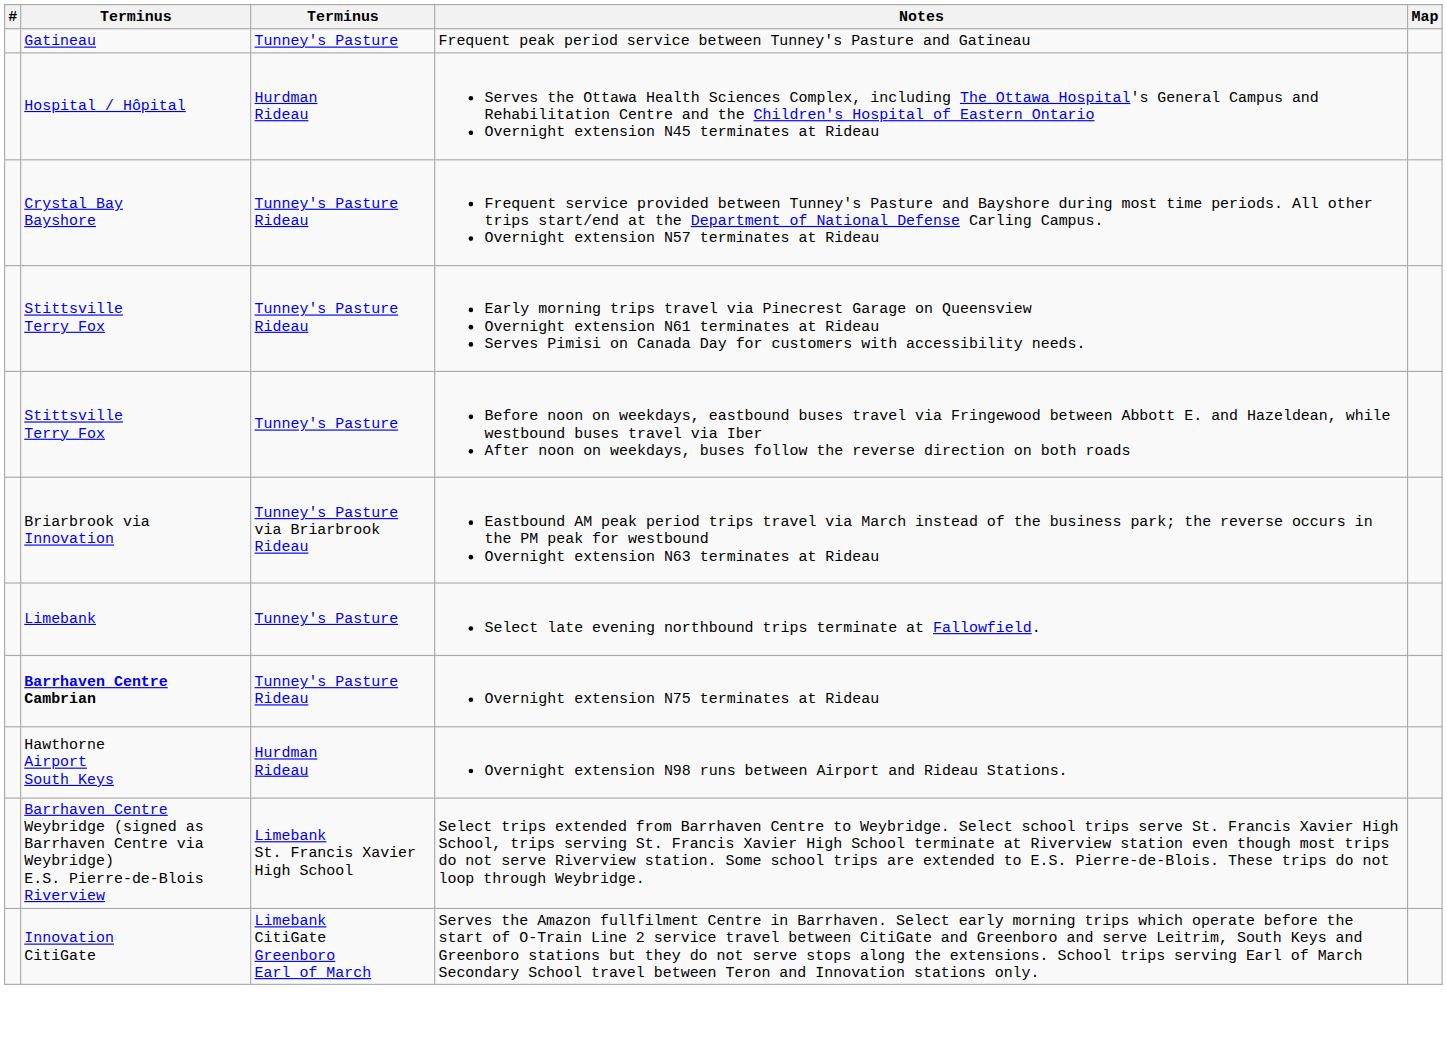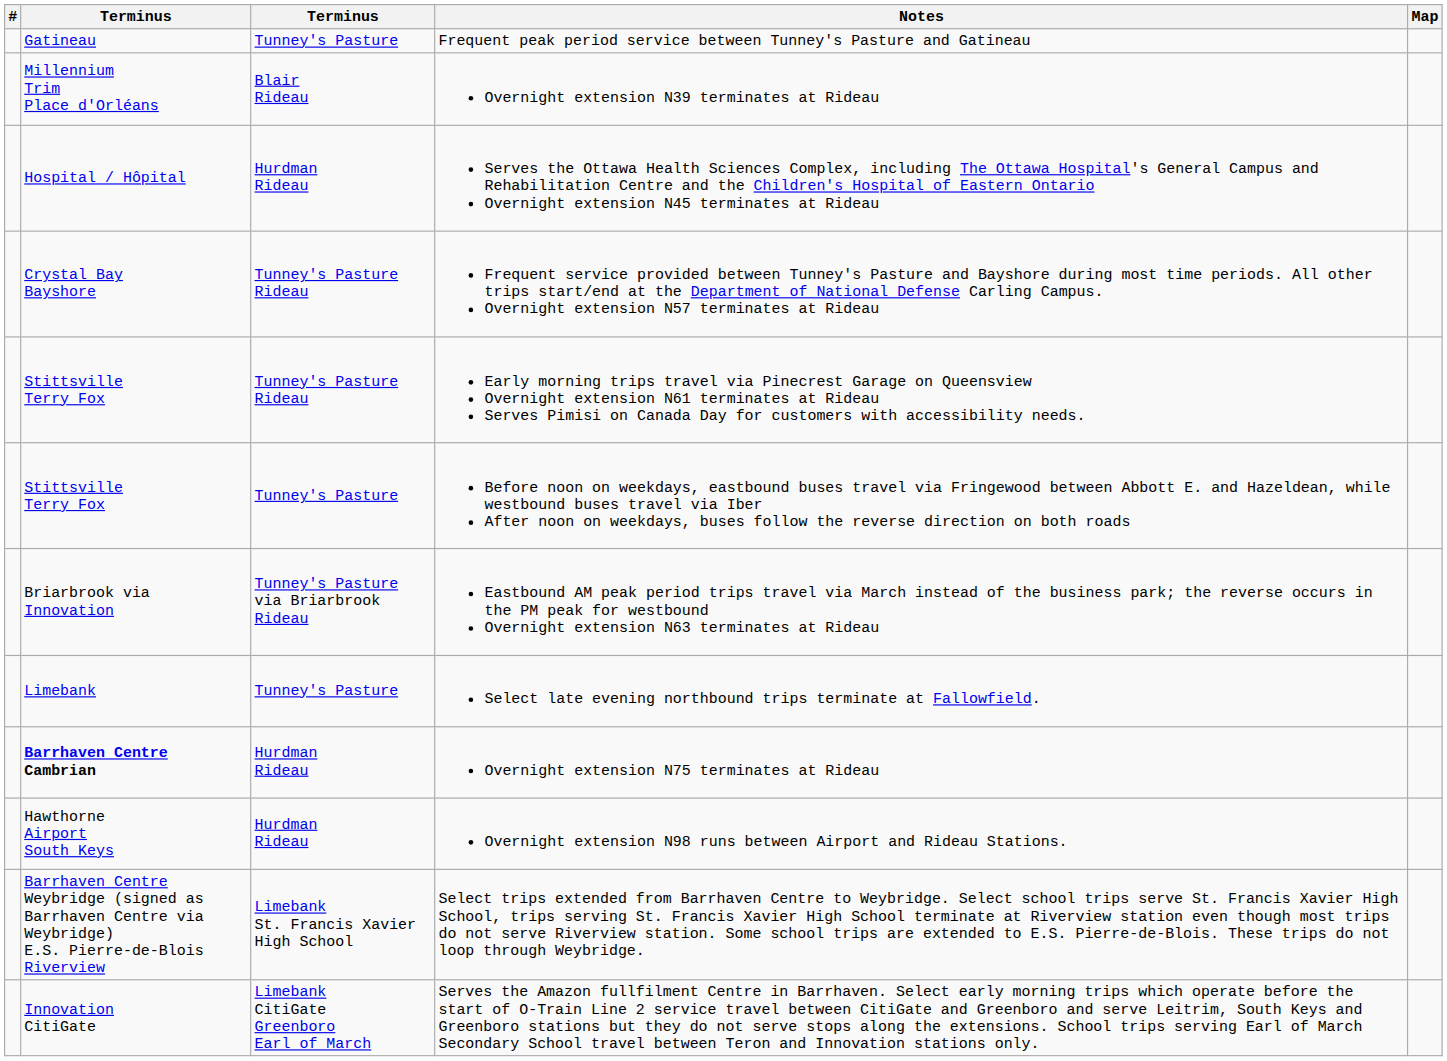+ row: (921, 98)
(326, 691) Tunney's Pasture Rideau -> (286, 762) Hurdman Rideau
